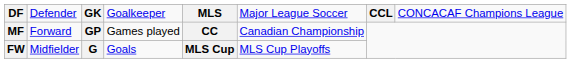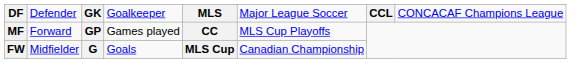(302, 31) Canadian Championship -> (285, 31) MLS Cup Playoffs
(285, 49) MLS Cup Playoffs -> (302, 49) Canadian Championship
